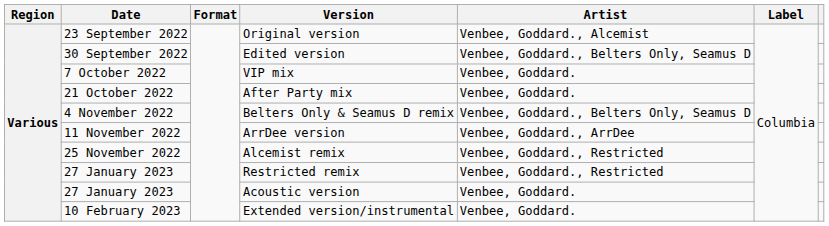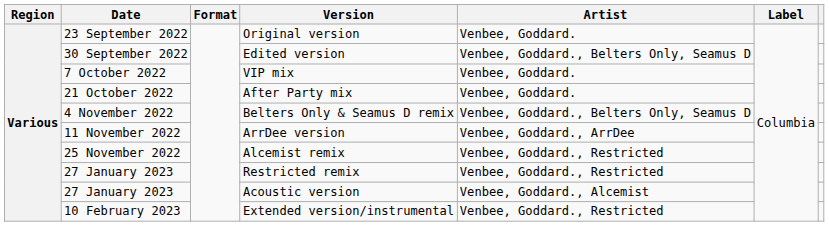(554, 34) Venbee, Goddard., Alcemist -> (518, 34) Venbee, Goddard.
(518, 192) Venbee, Goddard. -> (554, 192) Venbee, Goddard., Alcemist
(518, 211) Venbee, Goddard. -> (562, 211) Venbee, Goddard., Restricted
